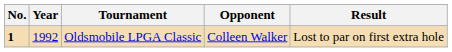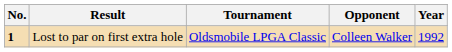columns swapped: (45, 15) <-> (369, 15)
